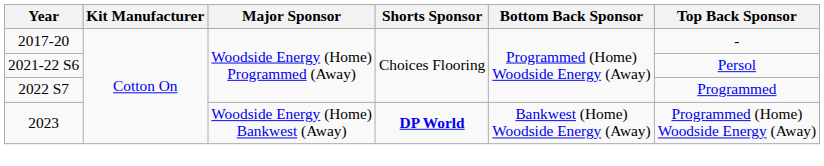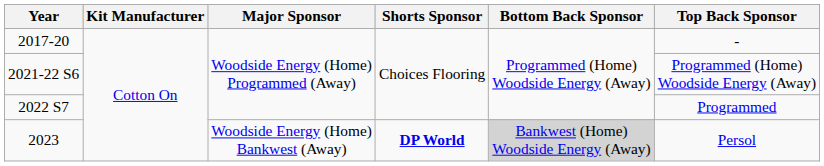(737, 65) Persol -> (737, 74) Programmed (Home) Woodside Energy (Away)
(571, 122) no background -> (571, 140) lightgrey background
(737, 122) Programmed (Home) Woodside Energy (Away) -> (737, 140) Persol
